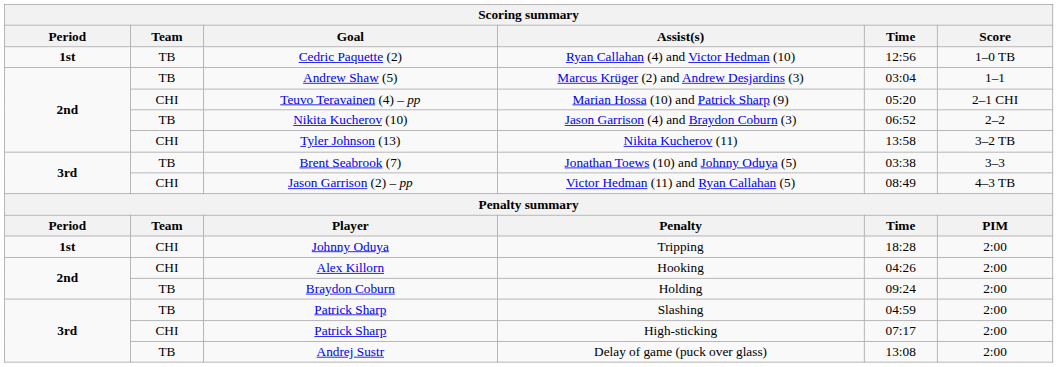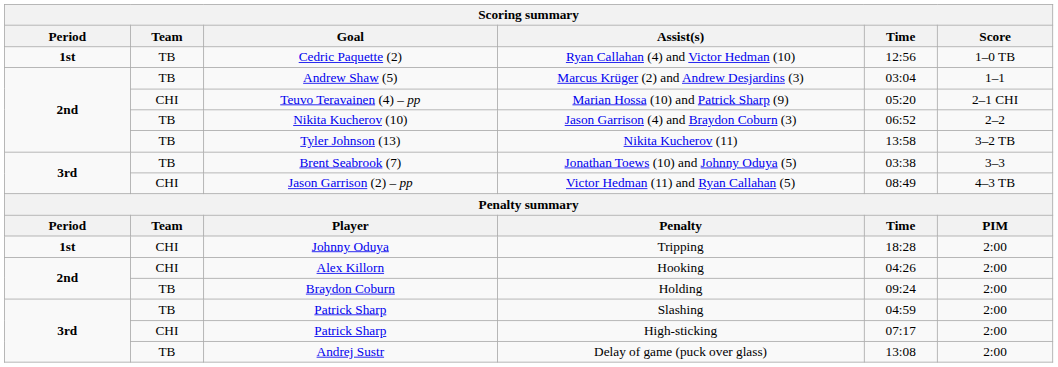(167, 141) CHI -> (167, 141) TB
